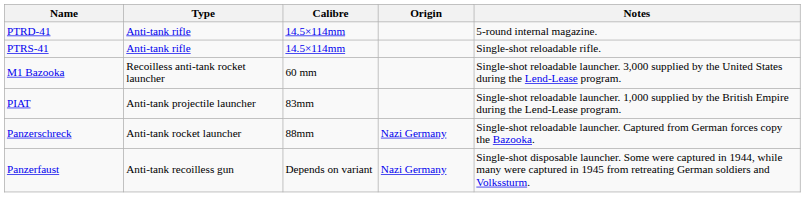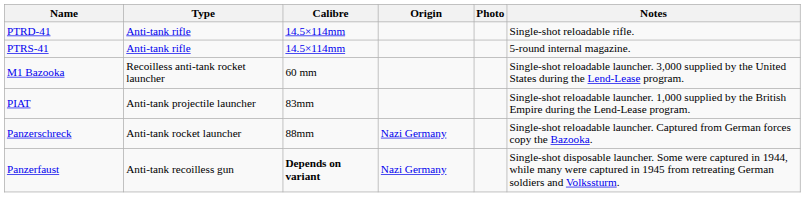+ column: (490, 13)
(537, 31) 5-round internal magazine. -> (572, 31) Single-shot reloadable rifle.
(539, 48) Single-shot reloadable rifle. -> (570, 48) 5-round internal magazine.
(329, 170) normal -> (313, 170) bold
